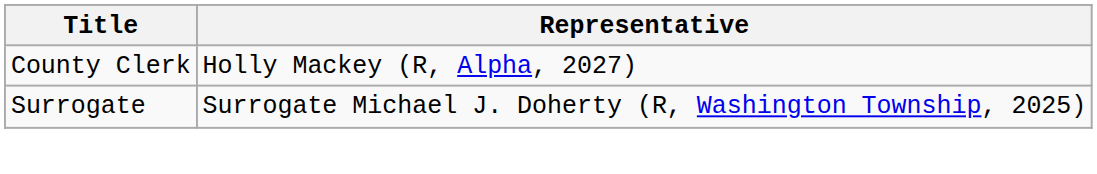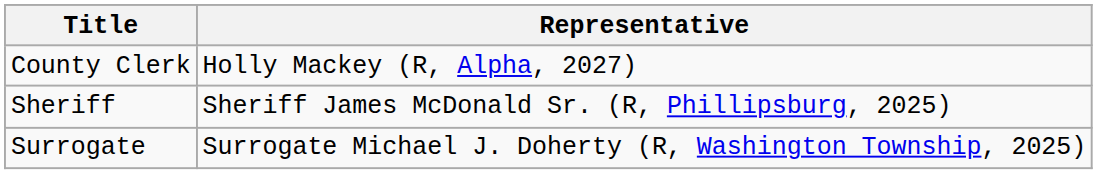+ row: (63, 107)
